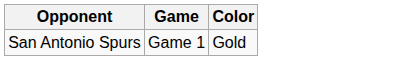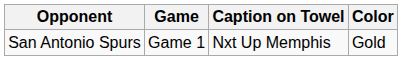+ column: (278, 17)
